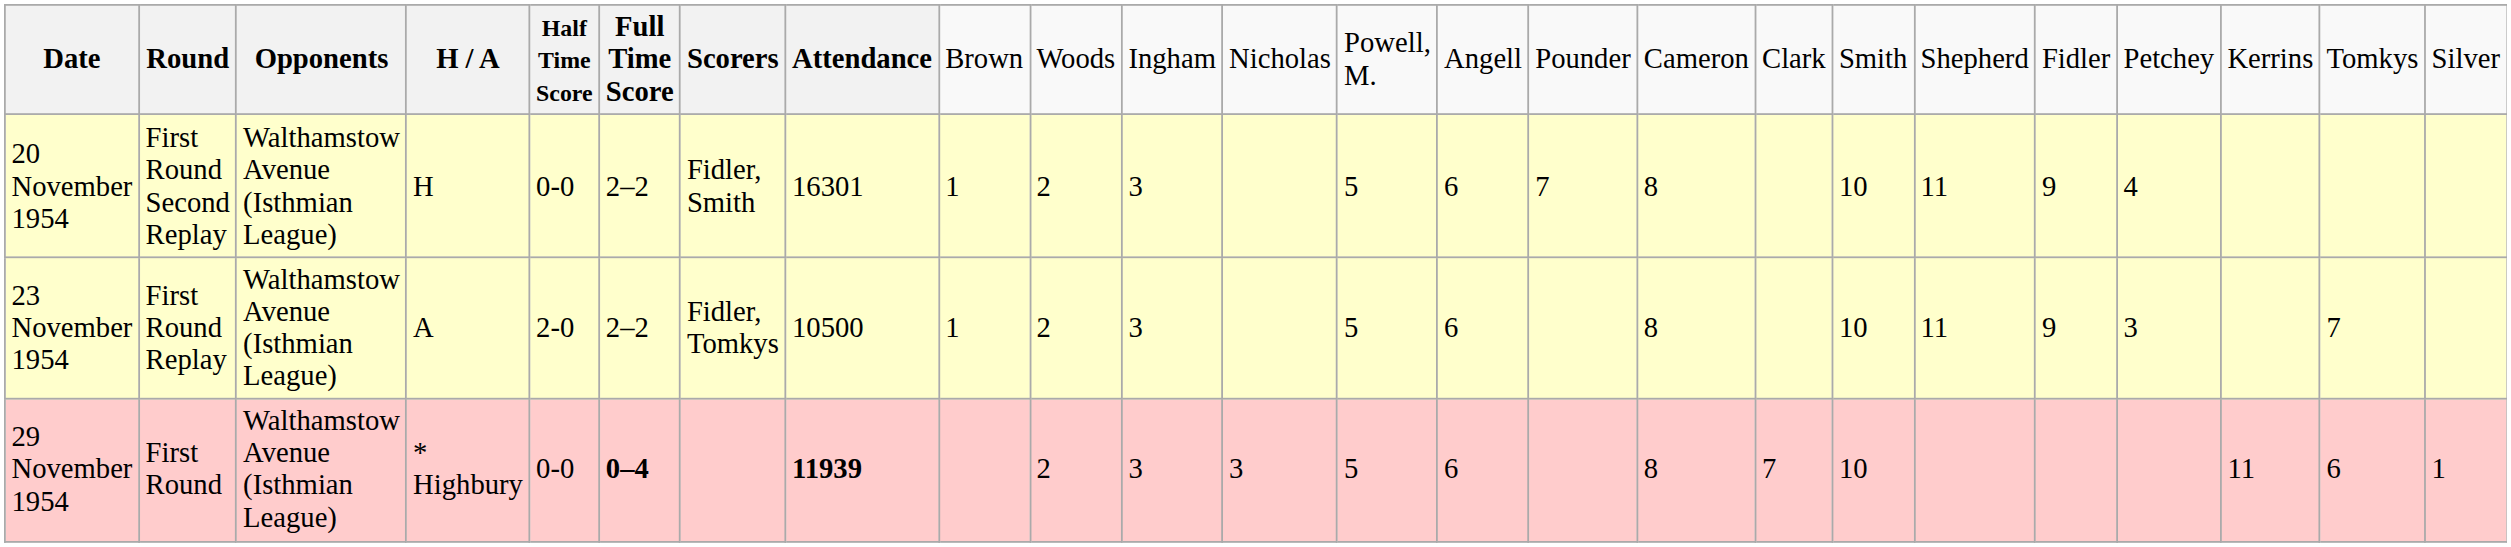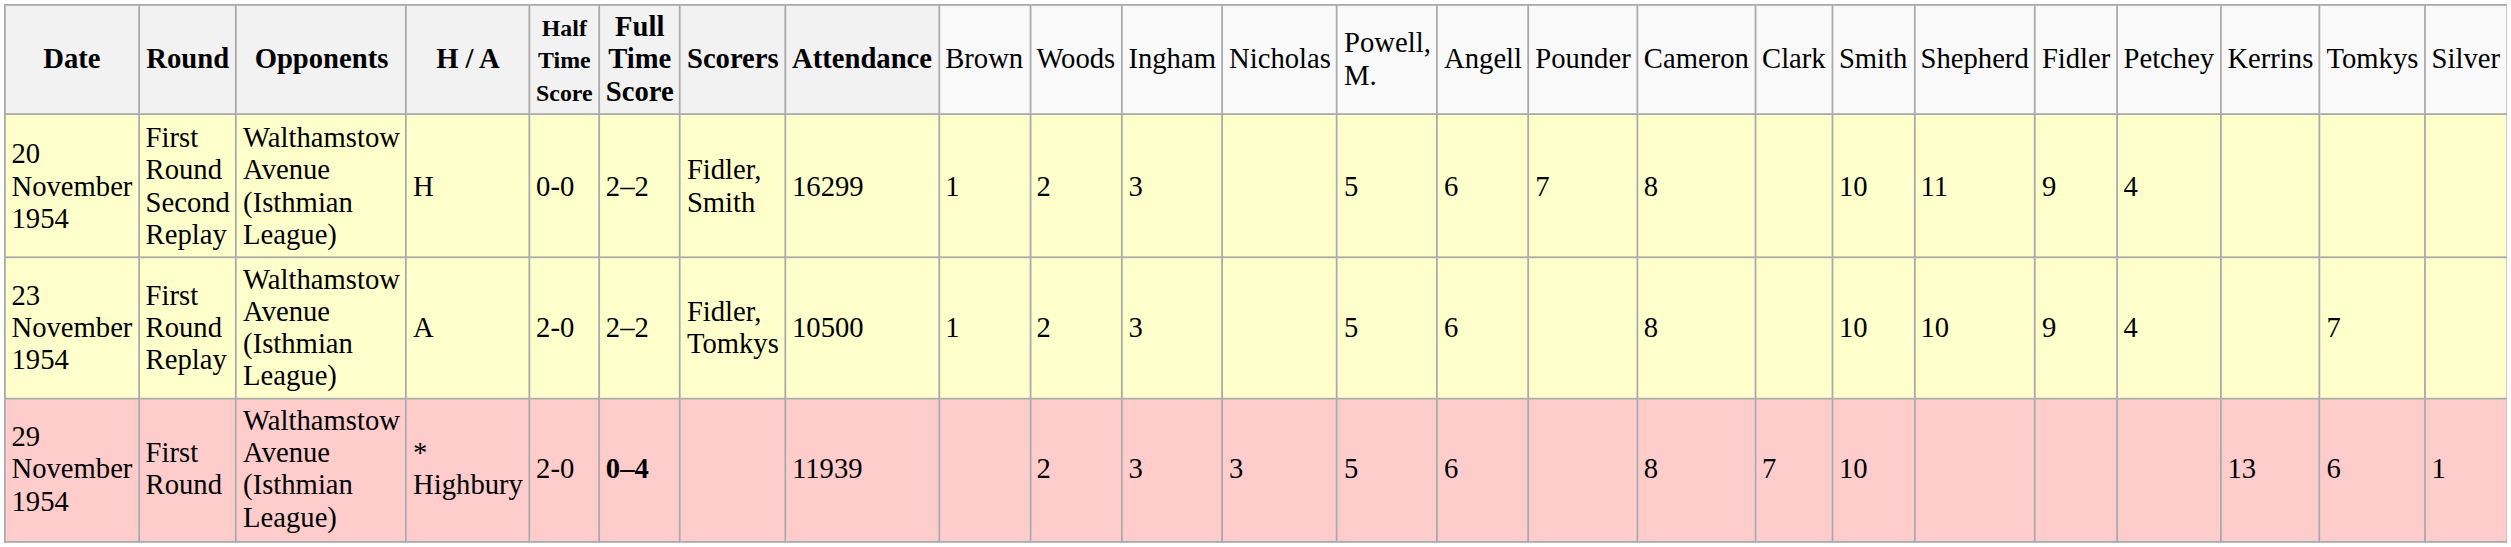(828, 185) 16301 -> (828, 185) 16299
(1934, 327) 11 -> (1935, 327) 10
(2131, 327) 3 -> (2131, 327) 4
(555, 469) 0-0 -> (555, 469) 2-0
(827, 469) bold -> (827, 469) normal
(2241, 469) 11 -> (2242, 469) 13
